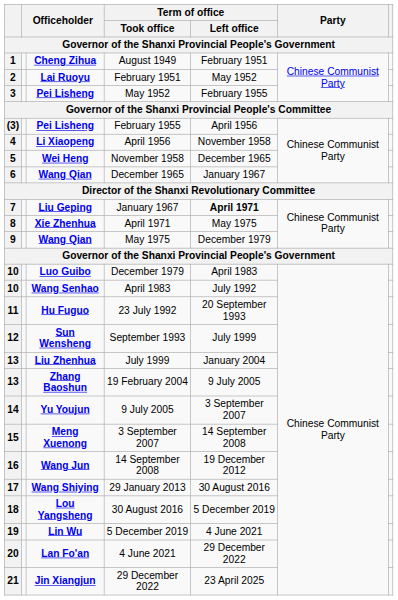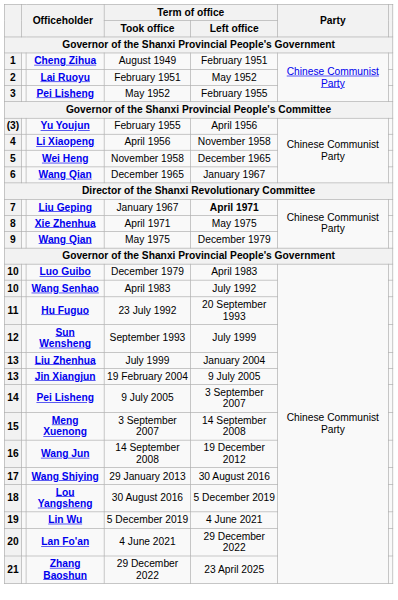(65, 126) Pei Lisheng -> (65, 126) Yu Youjun
(65, 382) Zhang Baoshun -> (65, 376) Jin Xiangjun
(65, 410) Yu Youjun -> (65, 398) Pei Lisheng
(65, 581) Jin Xiangjun -> (65, 569) Zhang Baoshun
